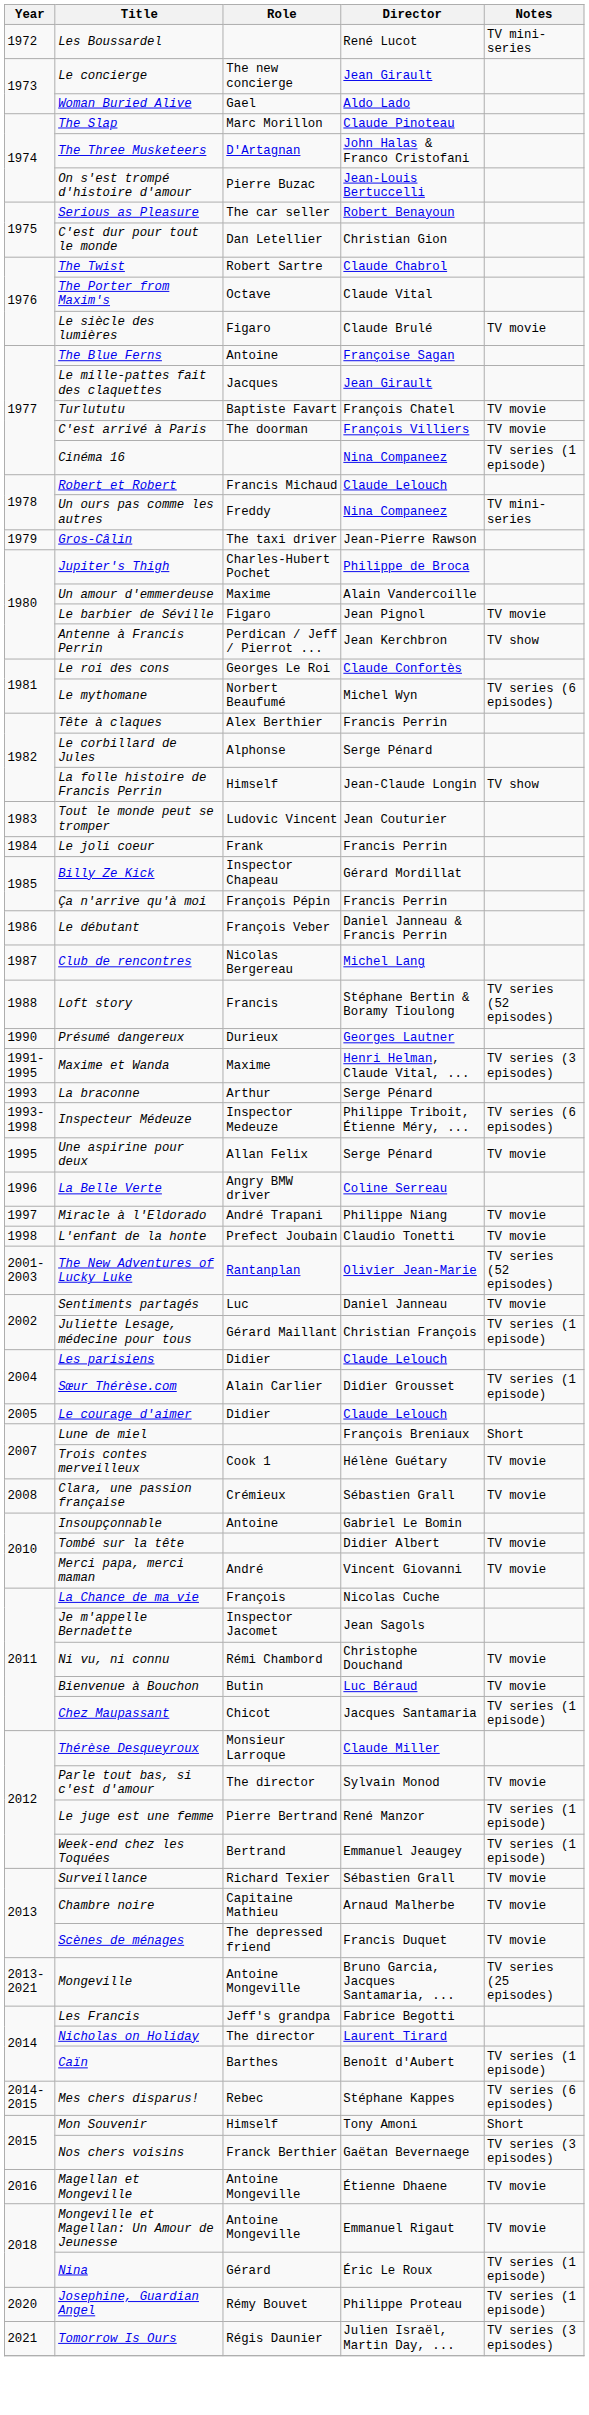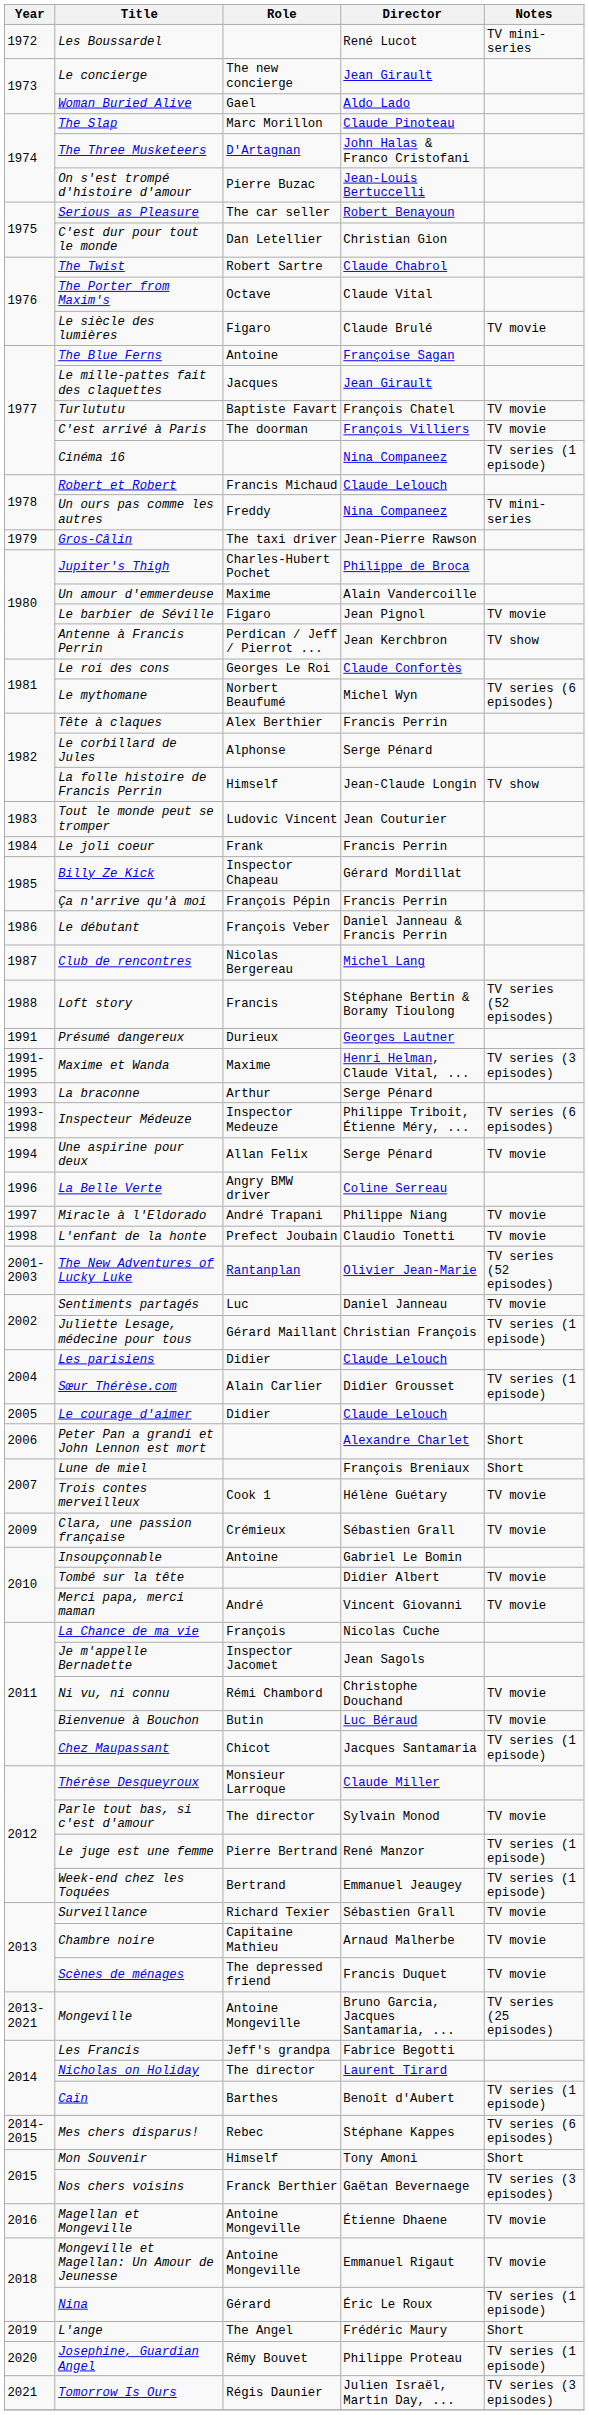(22, 1038) 1990 -> (22, 1038) 1991
(22, 1155) 1995 -> (22, 1155) 1994
+ row: (136, 1441)
(22, 1496) 2008 -> (22, 1530) 2009
+ row: (80, 2331)
